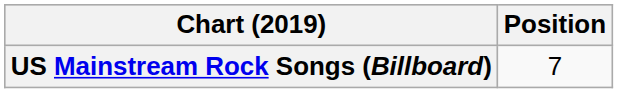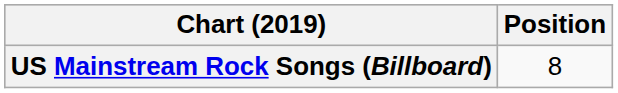(555, 66) 7 -> (555, 66) 8
